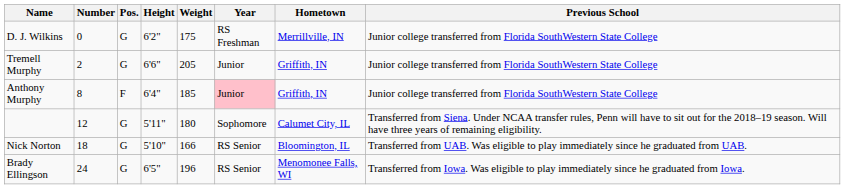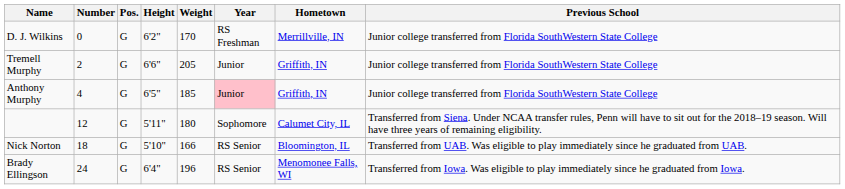(187, 36) 175 -> (187, 36) 170
(79, 94) 8 -> (79, 94) 4
(123, 94) F -> (124, 94) G
(152, 94) 6'4" -> (152, 94) 6'5"
(152, 169) 6'5" -> (152, 169) 6'4"
